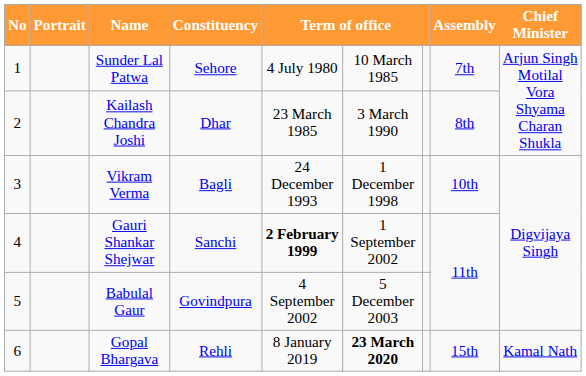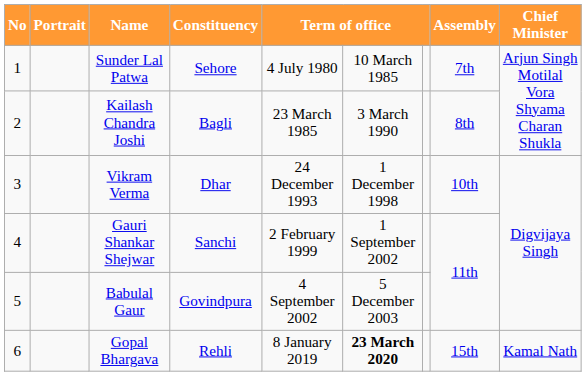(216, 123) Dhar -> (216, 123) Bagli
(216, 184) Bagli -> (216, 184) Dhar
(302, 242) bold -> (302, 242) normal
